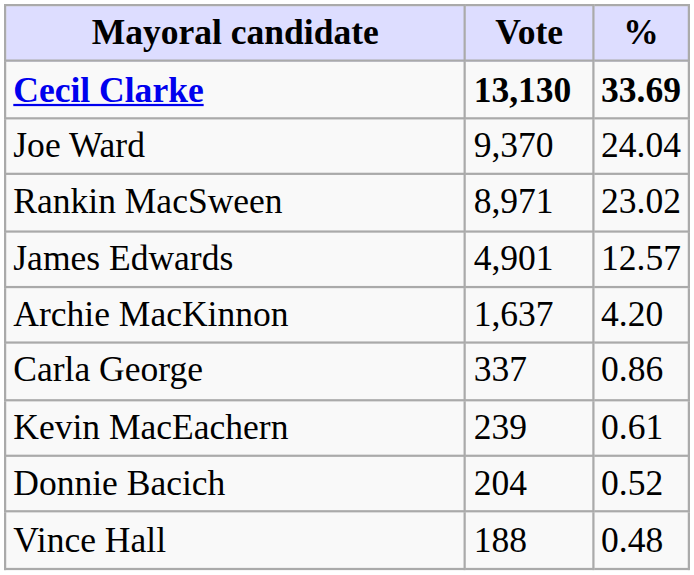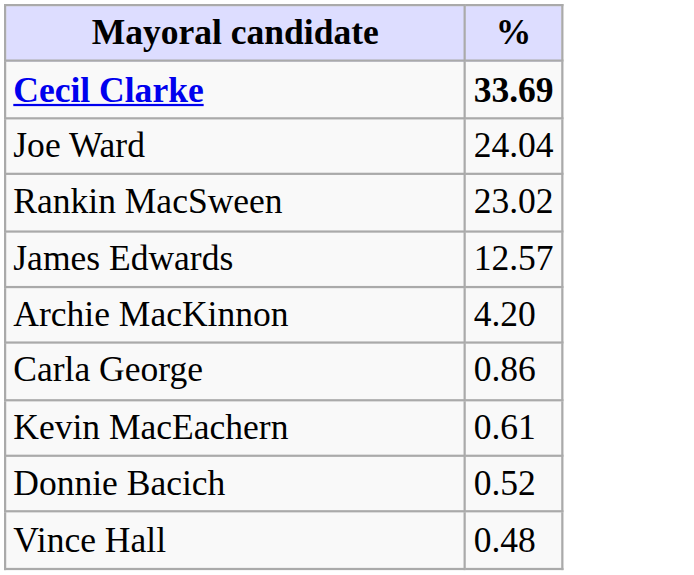- column: (529, 32)
